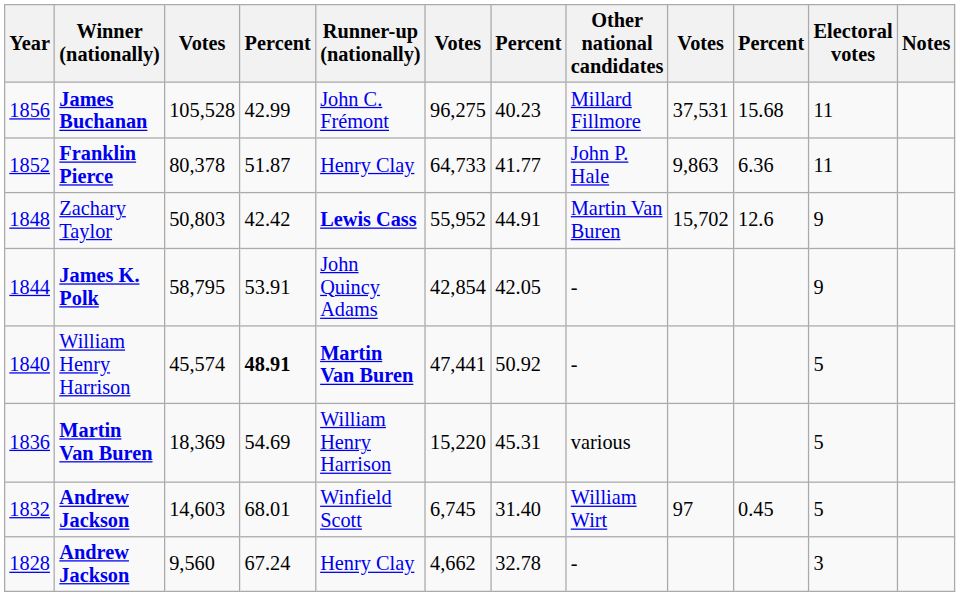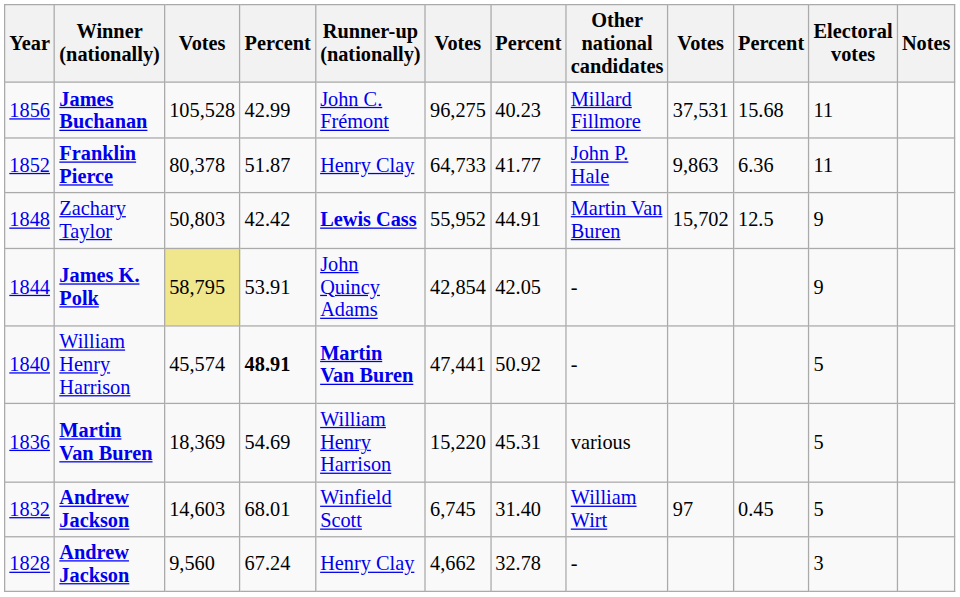(756, 220) 12.6 -> (756, 220) 12.5
(197, 286) no background -> (197, 286) khaki background
